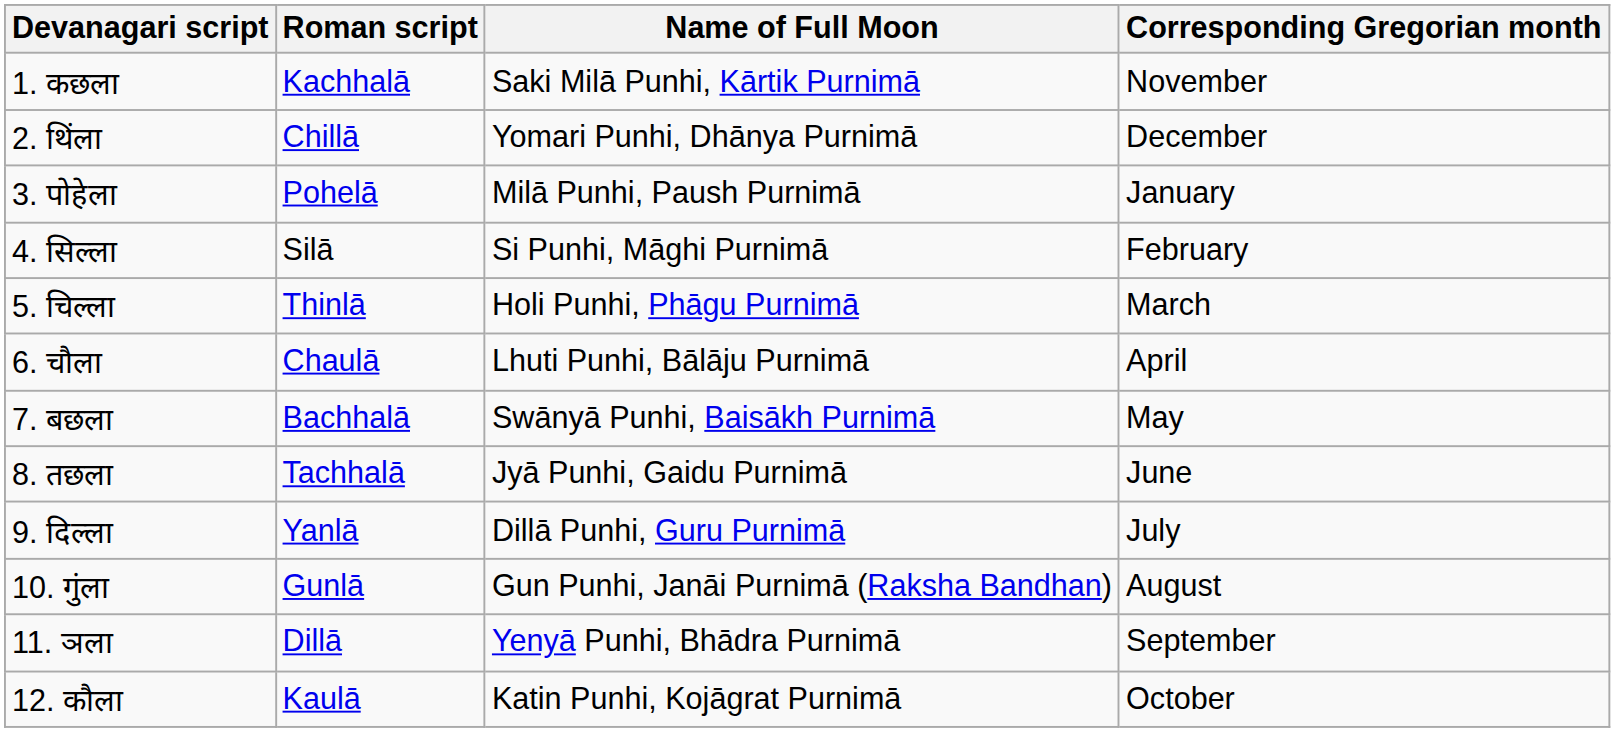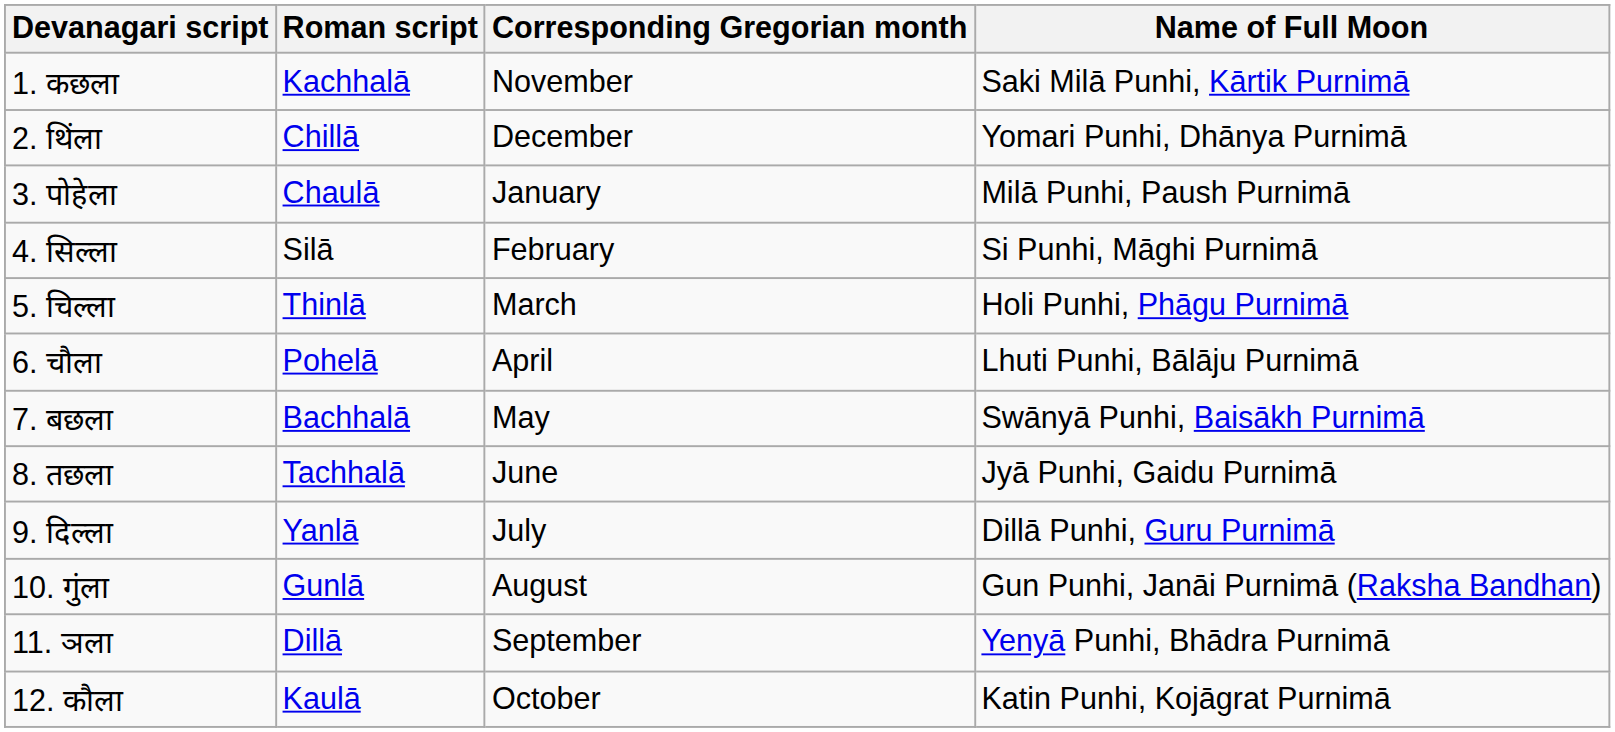columns swapped: (1364, 28) <-> (802, 28)
(330, 193) Pohelā -> (331, 193) Chaulā
(331, 361) Chaulā -> (330, 361) Pohelā
